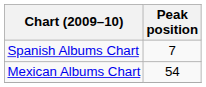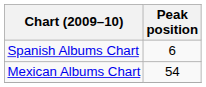(172, 51) 7 -> (172, 51) 6
